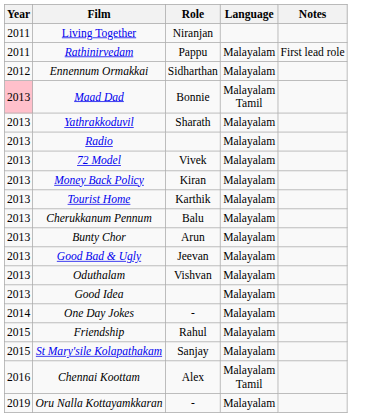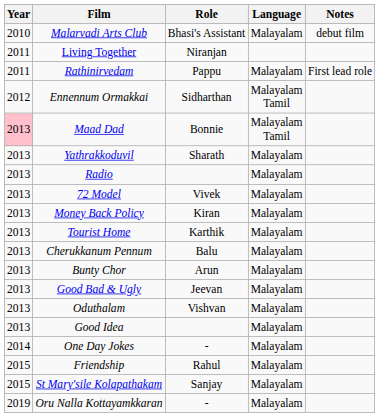+ row: (99, 33)
(249, 71) Malayalam -> (277, 97) Malayalam Tamil
- row: (99, 377)
